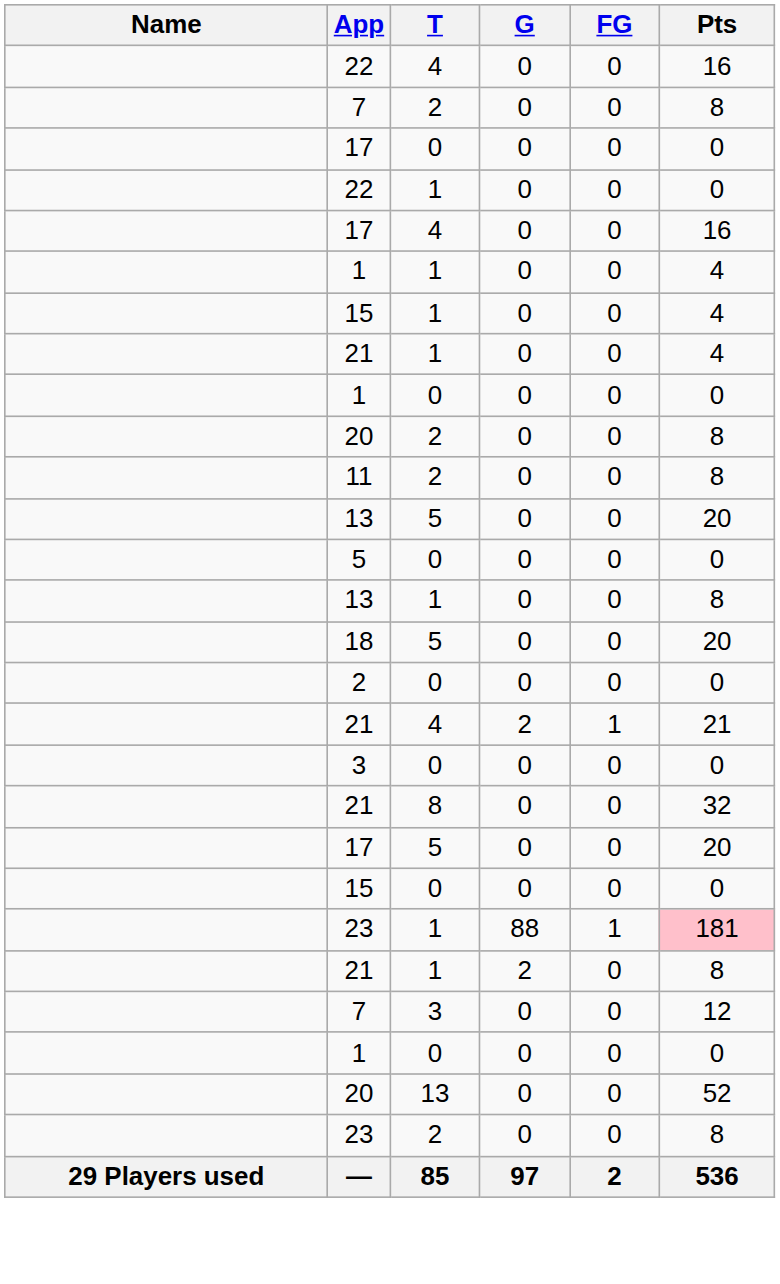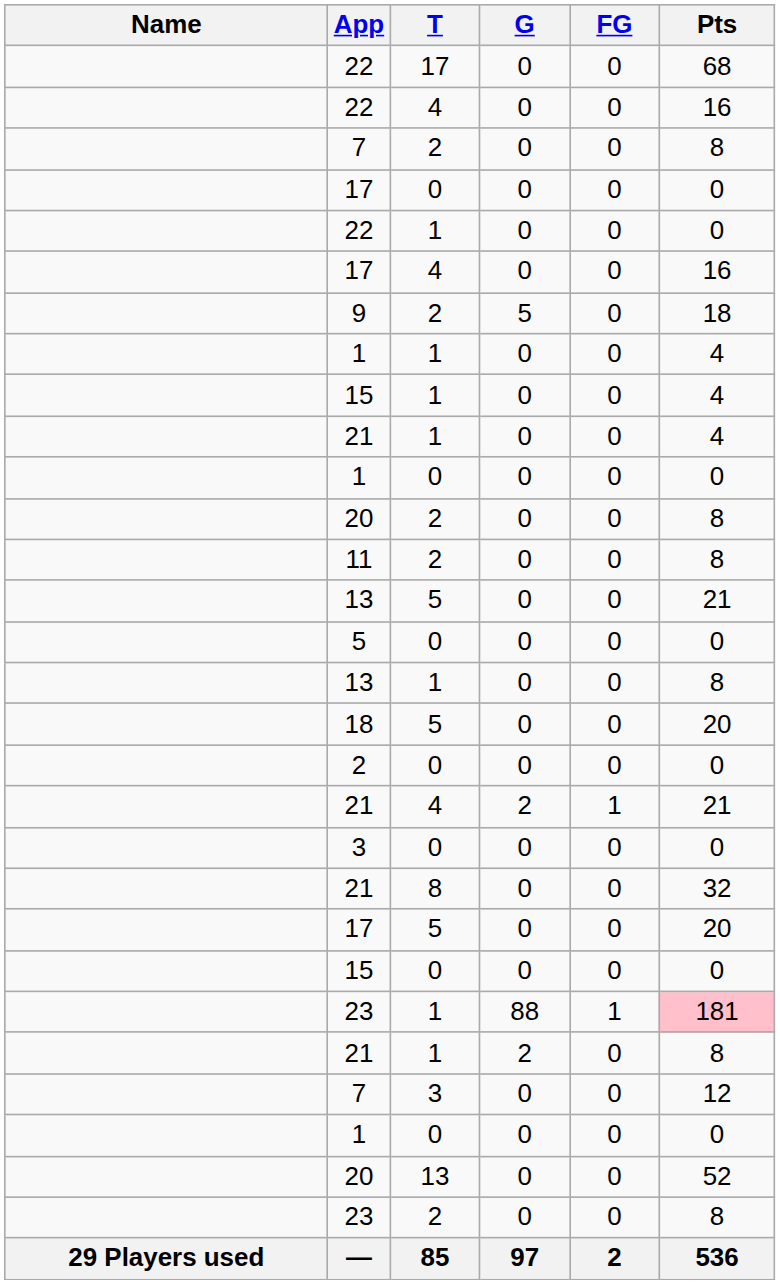+ row: (359, 66)
+ row: (359, 312)
(717, 518) 20 -> (717, 600) 21
